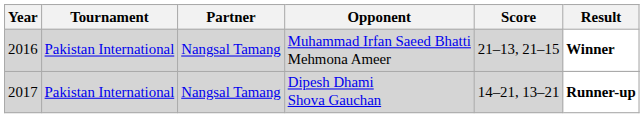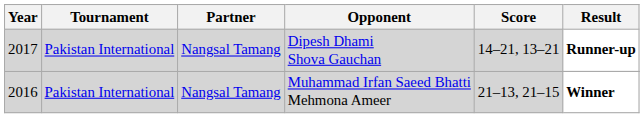rows swapped: (334, 92) <-> (379, 50)
